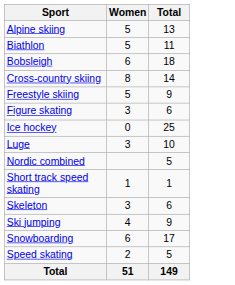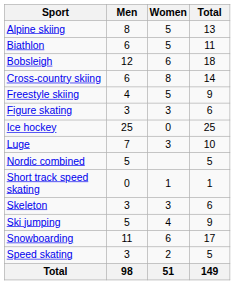+ column: (127, 12)
